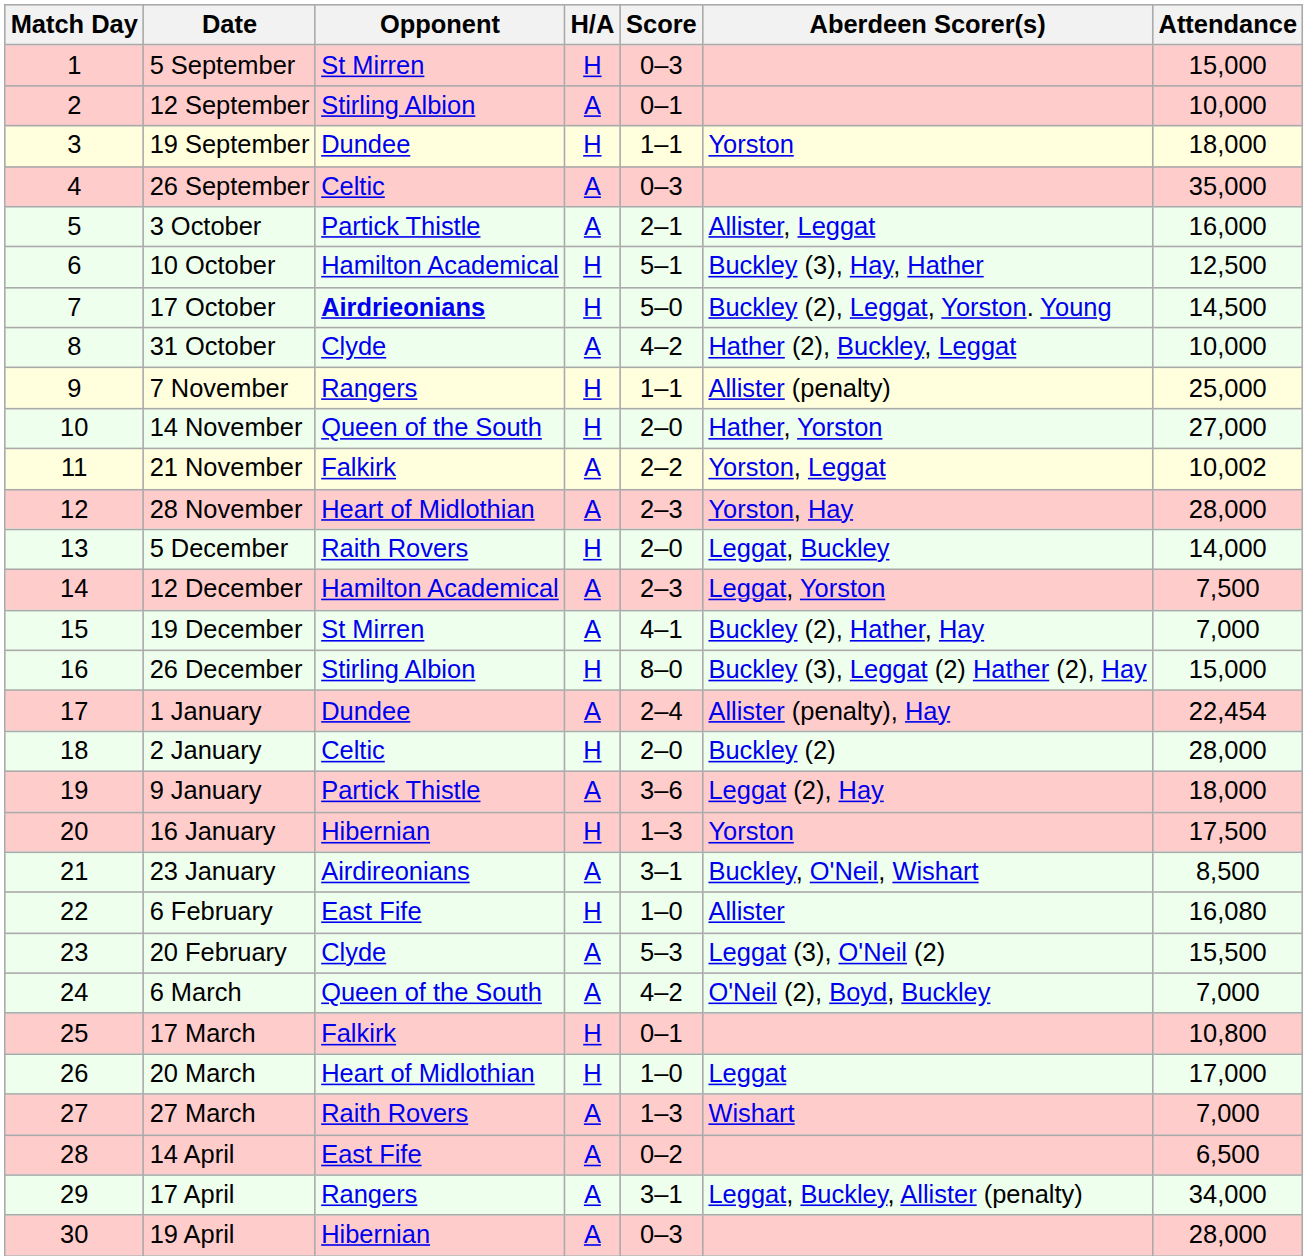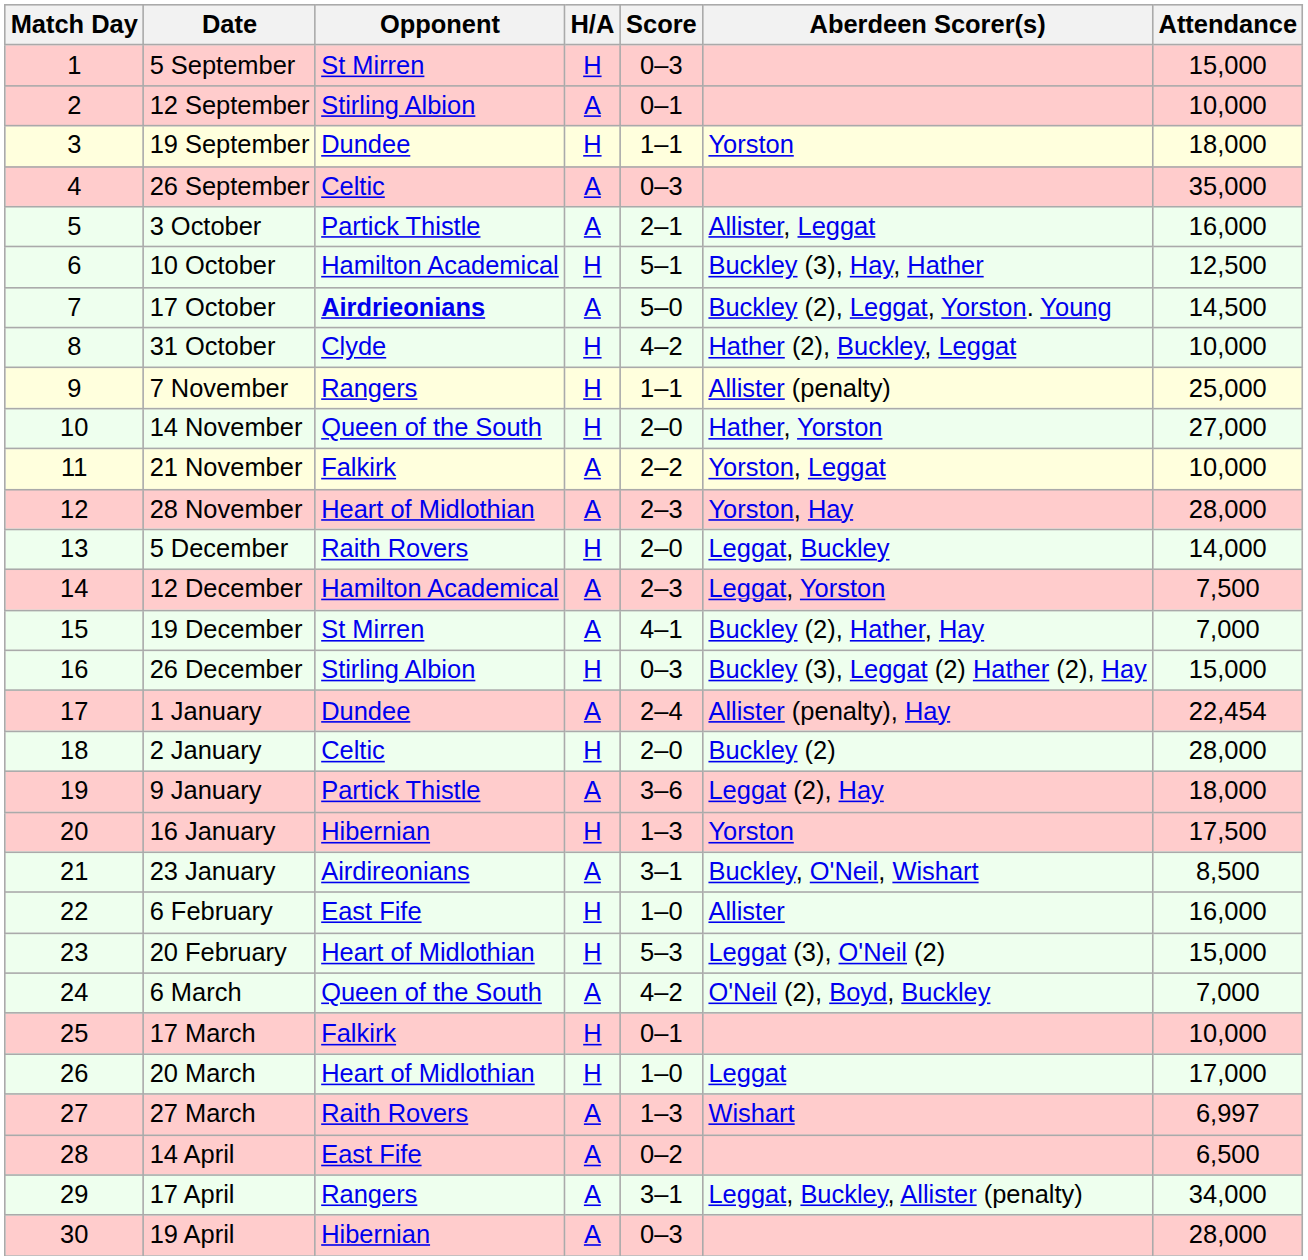(592, 307) H -> (592, 307) A
(592, 347) A -> (592, 347) H
(1228, 468) 10,002 -> (1228, 468) 10,000
(661, 670) 8–0 -> (661, 670) 0–3
(1228, 912) 16,080 -> (1228, 912) 16,000
(354, 952) Clyde -> (428, 952) Heart of Midlothian
(592, 952) A -> (592, 952) H
(1228, 952) 15,500 -> (1228, 952) 15,000
(1228, 1033) 10,800 -> (1228, 1033) 10,000
(1228, 1114) 7,000 -> (1228, 1114) 6,997
